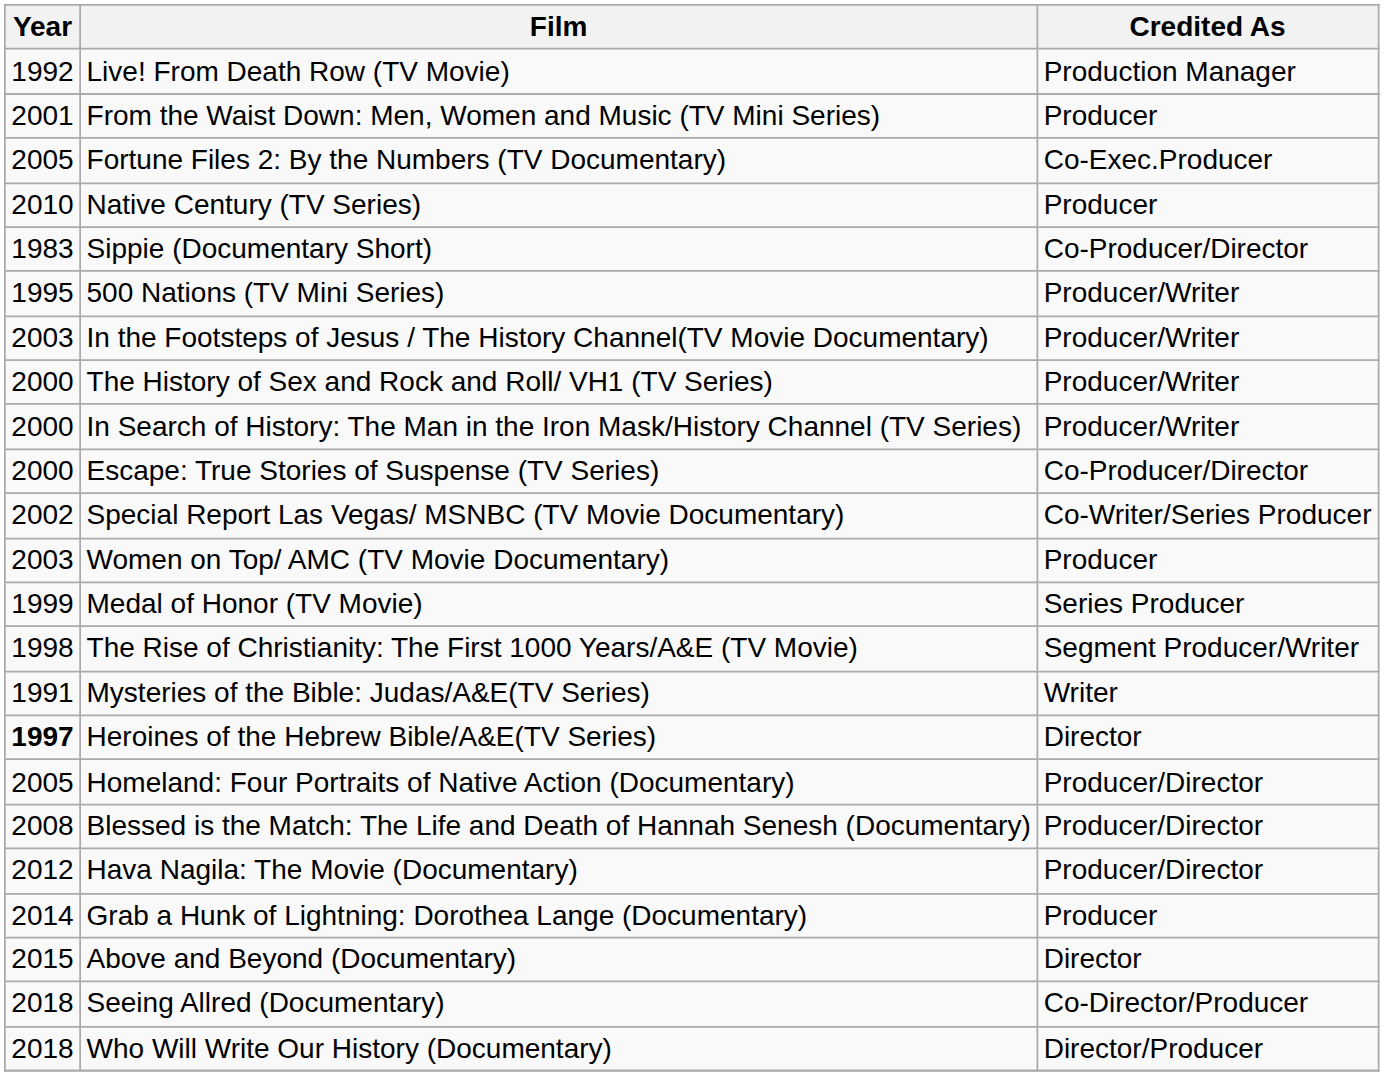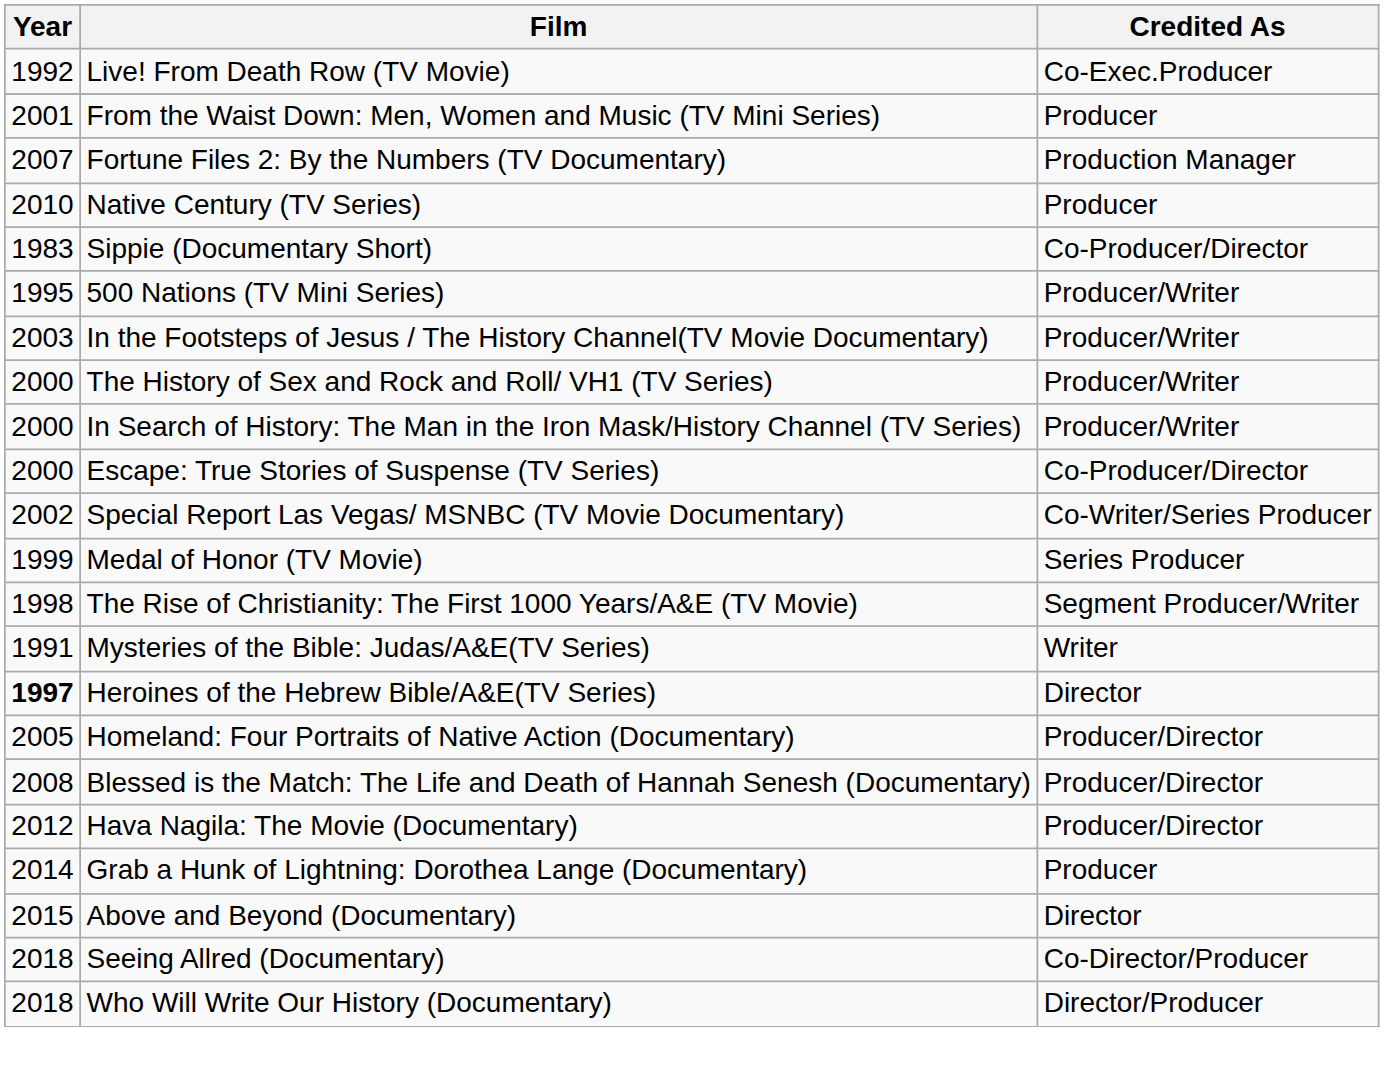(1170, 71) Production Manager -> (1158, 71) Co-Exec.Producer
(42, 159) 2005 -> (42, 159) 2007
(1158, 159) Co-Exec.Producer -> (1170, 159) Production Manager
- row: (378, 559)
